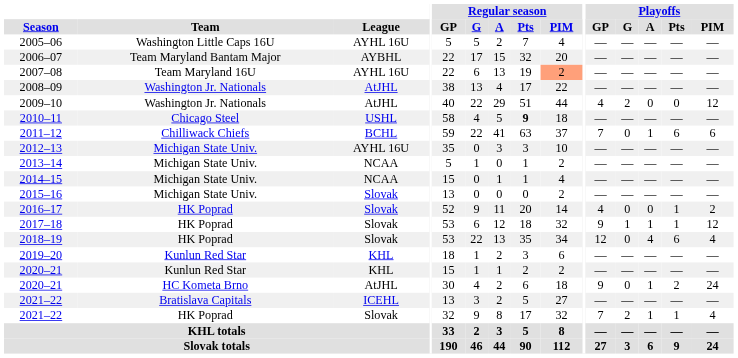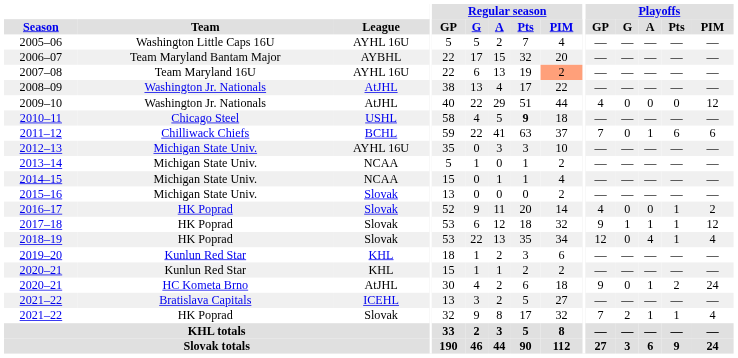(627, 102) 2 -> (627, 102) 0
(677, 239) 6 -> (677, 239) 1
